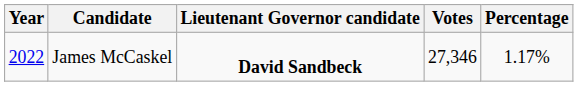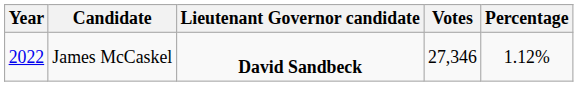(527, 56) 1.17% -> (527, 56) 1.12%
